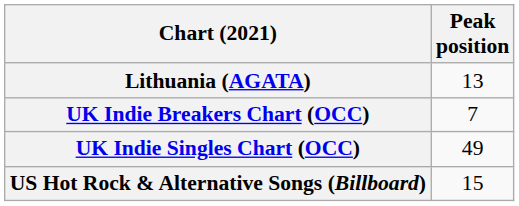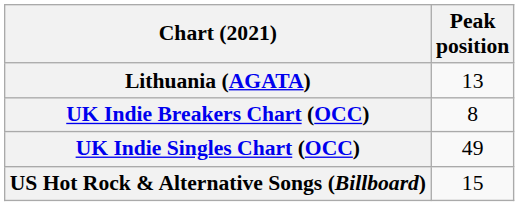(473, 114) 7 -> (473, 114) 8
